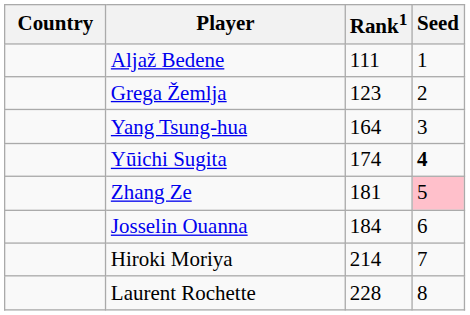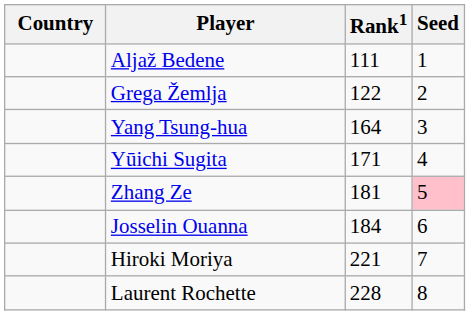(365, 93) 123 -> (365, 93) 122
(365, 159) 174 -> (365, 159) 171
(422, 159) bold -> (422, 159) normal
(365, 259) 214 -> (365, 259) 221
